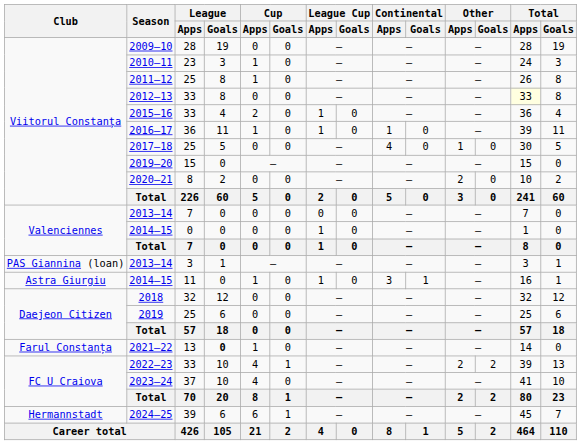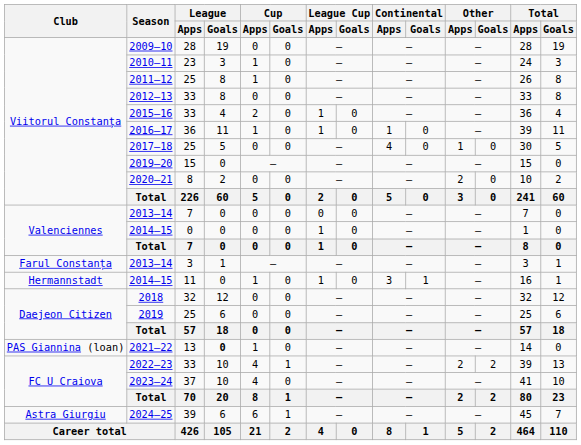(526, 96) lightyellow background -> (526, 96) no background
(66, 264) PAS Giannina (loan) -> (66, 264) Farul Constanța
(66, 281) Astra Giurgiu -> (66, 281) Hermannstadt
(66, 348) Farul Constanța -> (66, 348) PAS Giannina (loan)
(66, 414) Hermannstadt -> (66, 414) Astra Giurgiu
